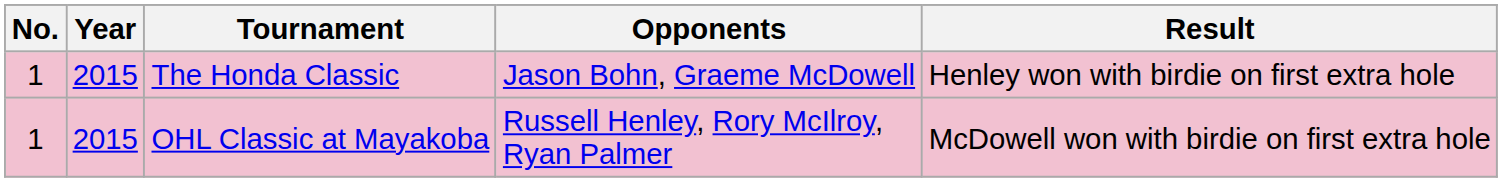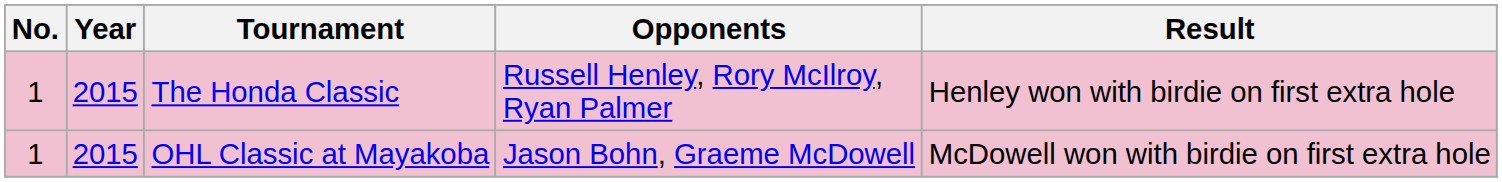(709, 75) Jason Bohn, Graeme McDowell -> (693, 91) Russell Henley, Rory McIlroy, Ryan Palmer
(693, 138) Russell Henley, Rory McIlroy, Ryan Palmer -> (709, 154) Jason Bohn, Graeme McDowell
